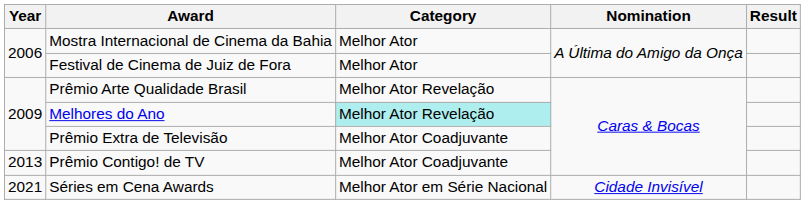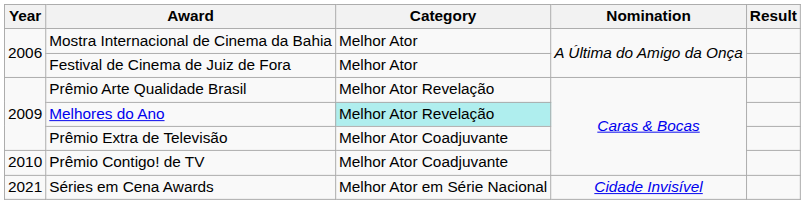(25, 162) 2013 -> (25, 162) 2010
